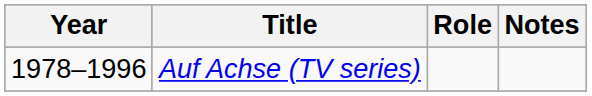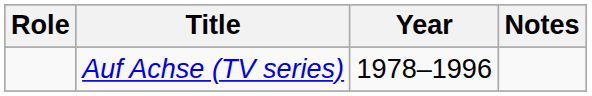columns swapped: (79, 25) <-> (463, 25)
